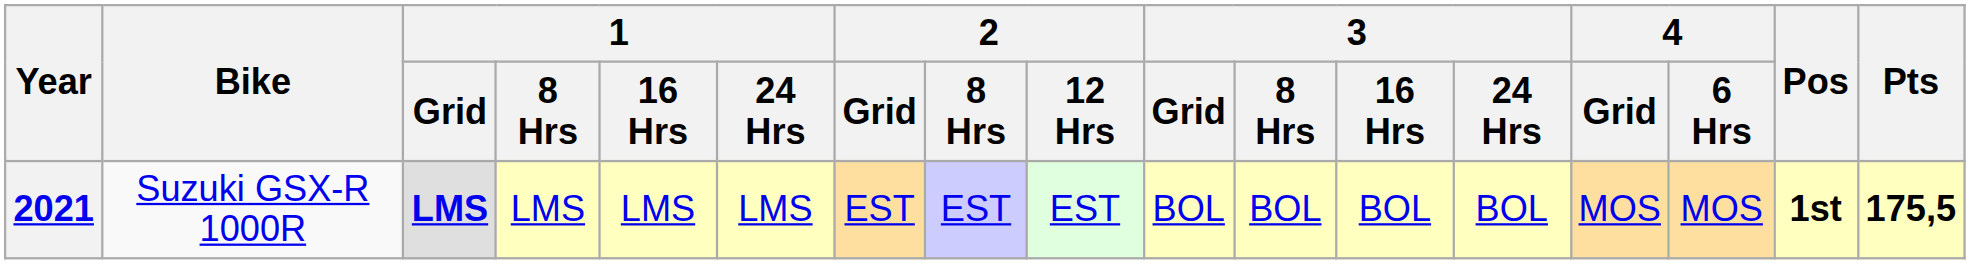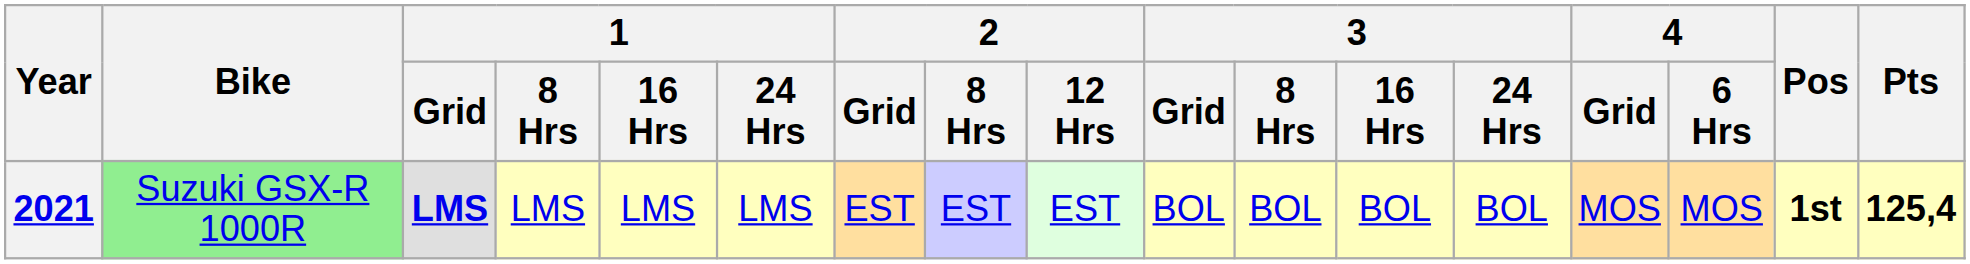(253, 208) no background -> (253, 208) lightgreen background
(1911, 208) 175,5 -> (1911, 208) 125,4
